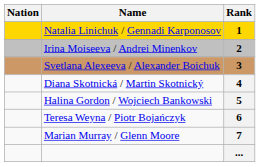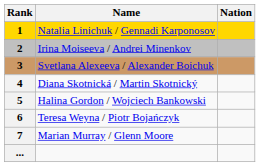columns swapped: (239, 13) <-> (23, 13)
